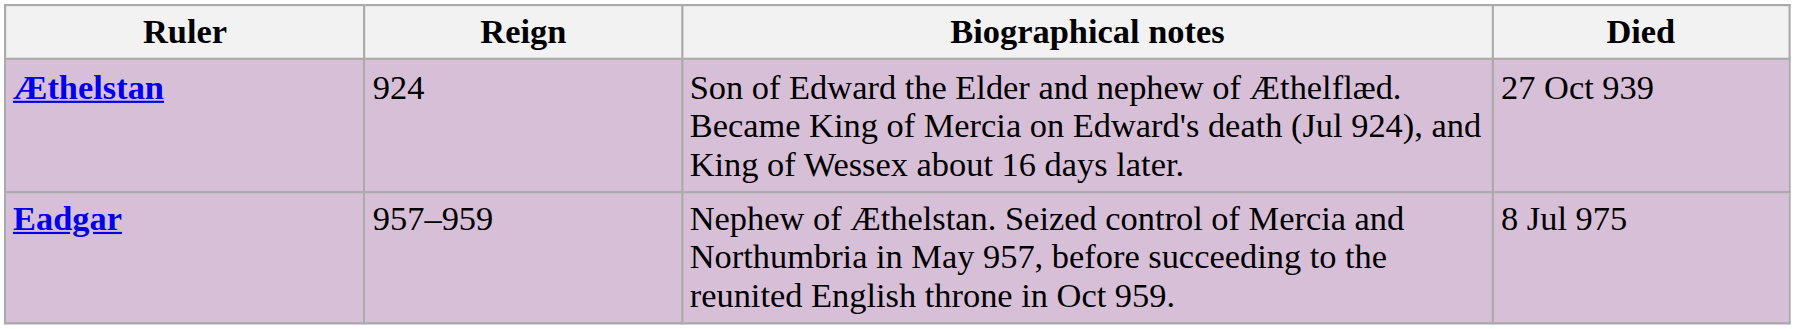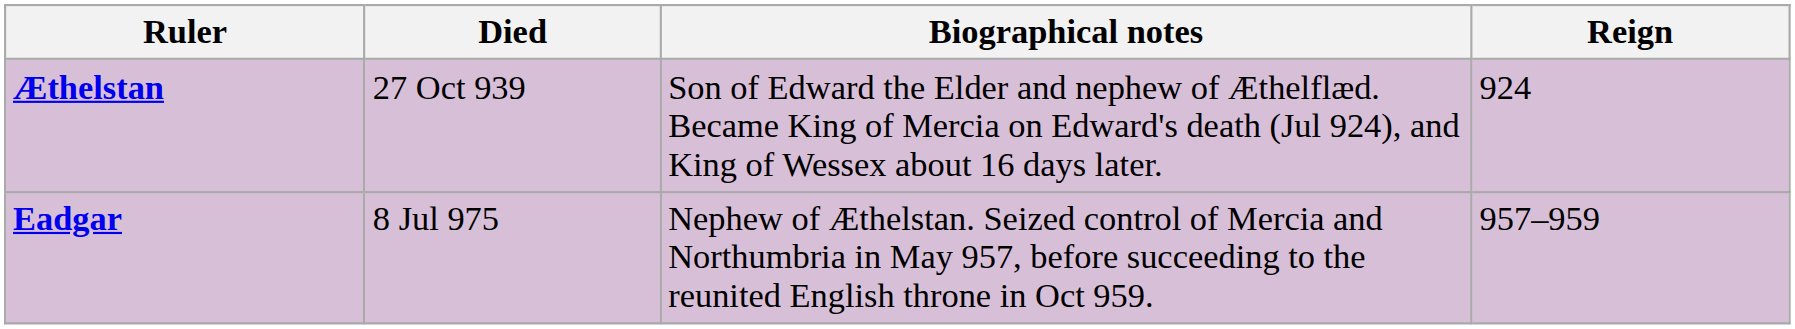columns swapped: (523, 31) <-> (1641, 31)
